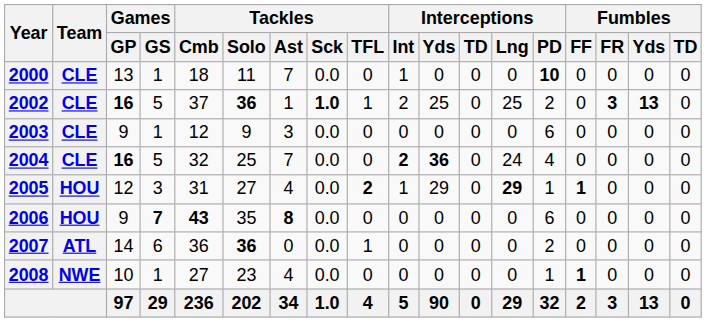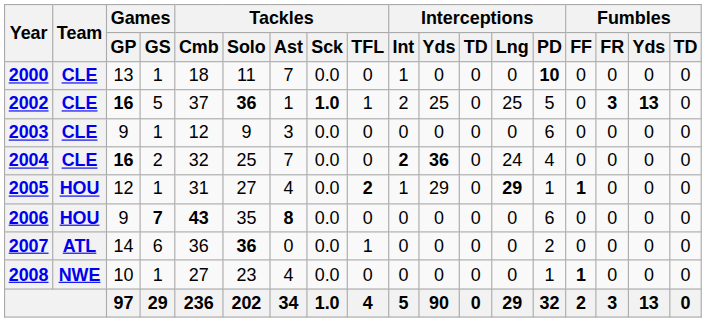(549, 103) 2 -> (549, 103) 5
(158, 160) 5 -> (158, 160) 2
(158, 189) 3 -> (158, 189) 1
